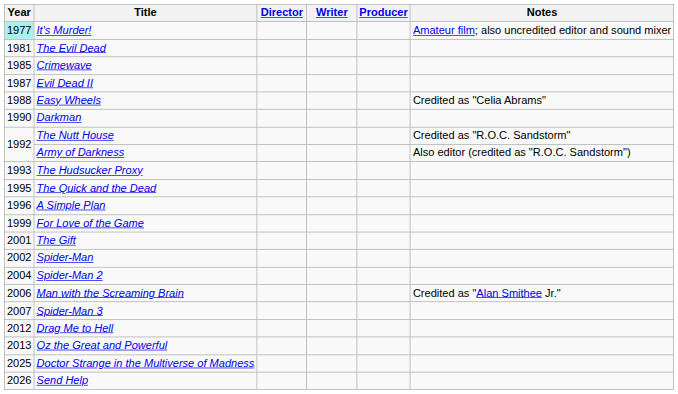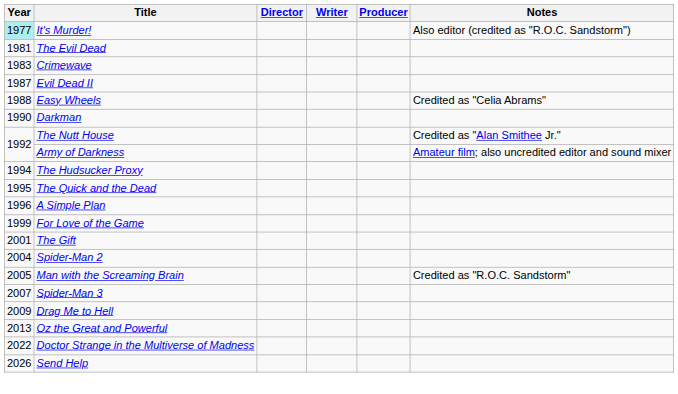(542, 30) Amateur film; also uncredited editor and sound mixer -> (522, 30) Also editor (credited as "R.O.C. Sandstorm")
(19, 65) 1985 -> (19, 65) 1983
(492, 135) Credited as "R.O.C. Sandstorm" -> (487, 135) Credited as "Alan Smithee Jr."
(522, 153) Also editor (credited as "R.O.C. Sandstorm") -> (542, 153) Amateur film; also uncredited editor and sound mixer
(19, 170) 1993 -> (19, 170) 1994
- row: (65, 258)
(19, 293) 2006 -> (19, 275) 2005
(487, 293) Credited as "Alan Smithee Jr." -> (492, 275) Credited as "R.O.C. Sandstorm"
(19, 328) 2012 -> (19, 310) 2009
(19, 363) 2025 -> (19, 345) 2022
